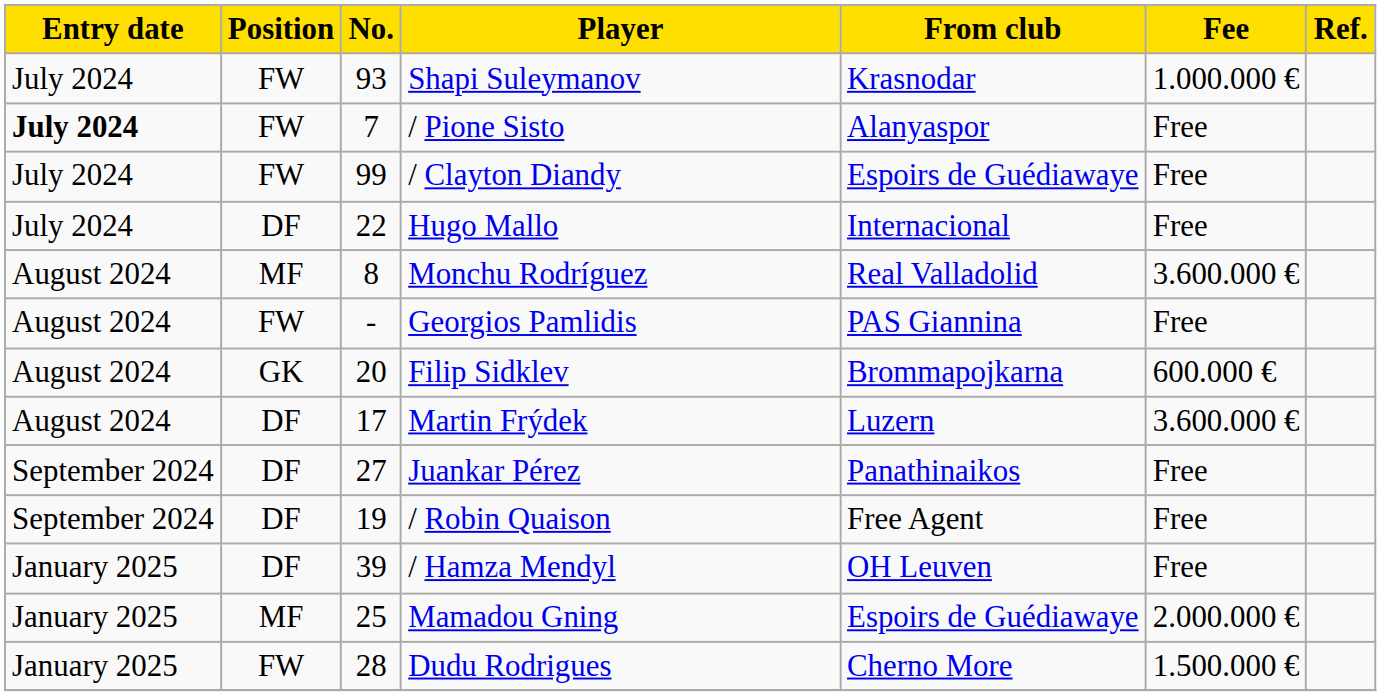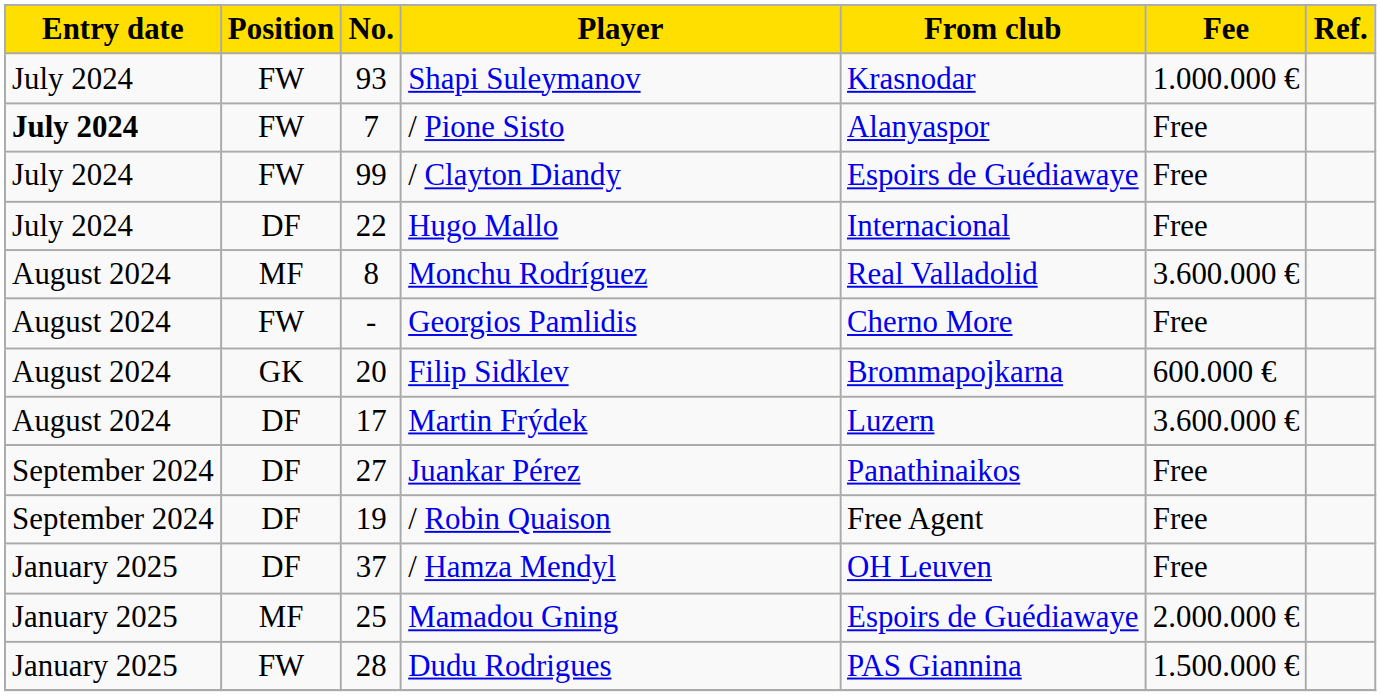(934, 322) PAS Giannina -> (930, 322) Cherno More
(371, 567) 39 -> (371, 567) 37
(930, 665) Cherno More -> (934, 665) PAS Giannina
